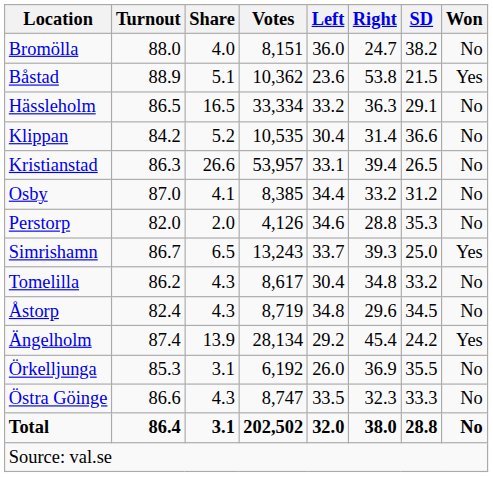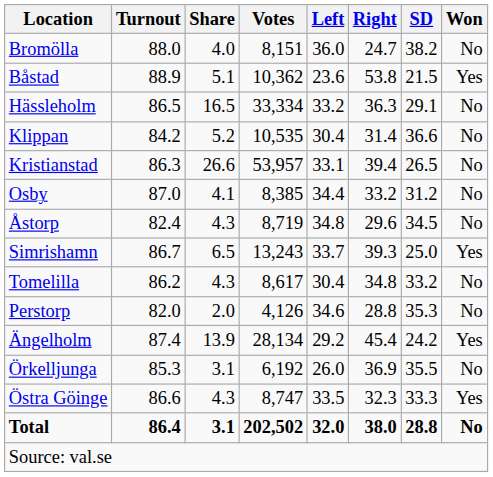rows swapped: (39, 223) <-> (34, 310)
(472, 398) No -> (469, 398) Yes
